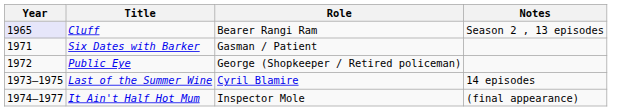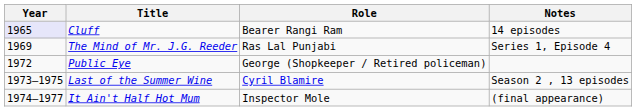(535, 30) Season 2 , 13 episodes -> (526, 30) 14 episodes
+ row: (153, 47)
- row: (134, 47)
(501, 81) 14 episodes -> (560, 81) Season 2 , 13 episodes
